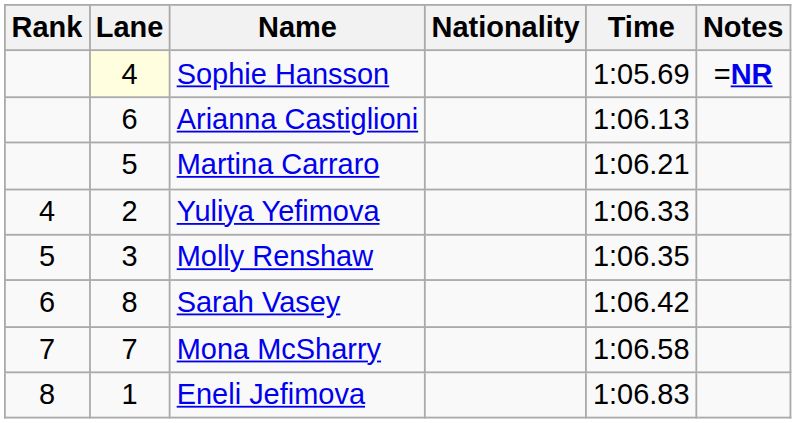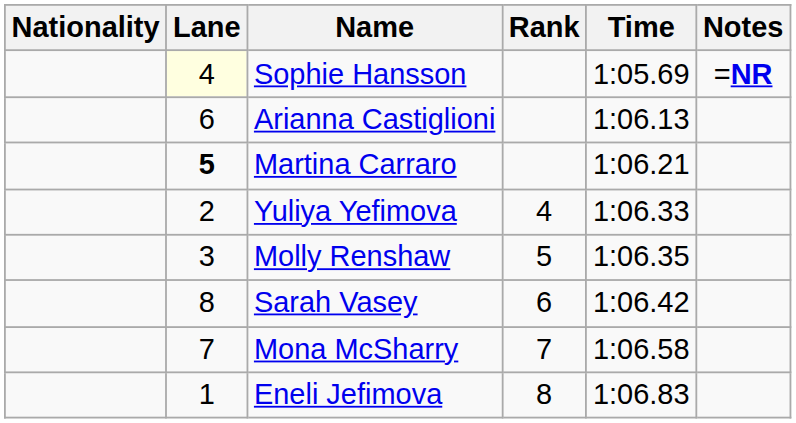columns swapped: (47, 27) <-> (506, 27)
(130, 165) normal -> (207, 165) bold
